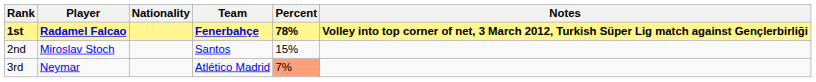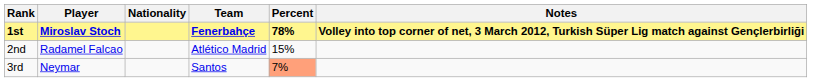(83, 31) Radamel Falcao -> (80, 31) Miroslav Stoch
(77, 49) Miroslav Stoch -> (81, 49) Radamel Falcao
(213, 49) Santos -> (229, 49) Atlético Madrid
(233, 67) Atlético Madrid -> (209, 67) Santos
